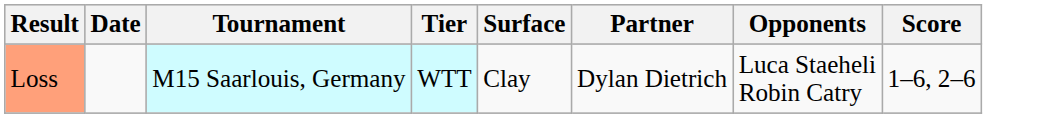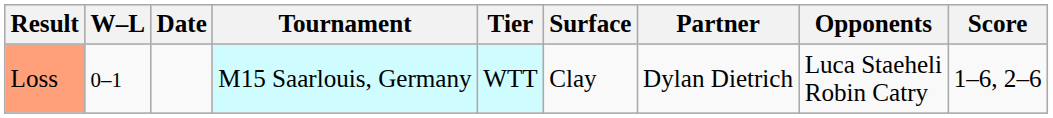+ column: (118, 24)
